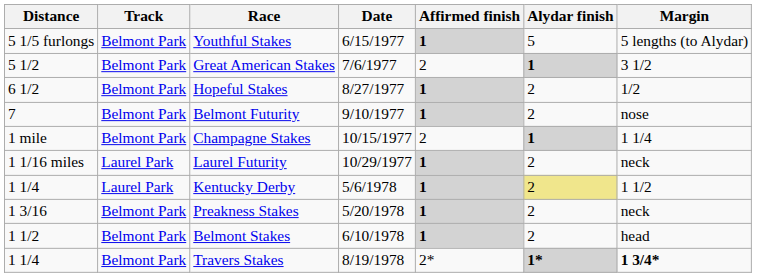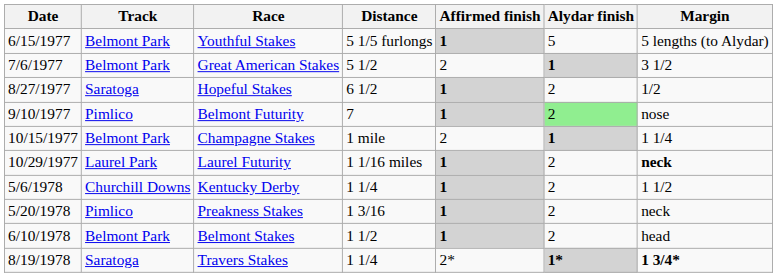columns swapped: (377, 16) <-> (51, 16)
(144, 89) Belmont Park -> (112, 89) Saratoga
(144, 114) Belmont Park -> (109, 114) Pimlico
(531, 114) no background -> (552, 114) lightgreen background
(635, 162) normal -> (656, 162) bold
(137, 187) Laurel Park -> (138, 187) Churchill Downs
(531, 187) khaki background -> (552, 187) no background
(144, 211) Belmont Park -> (109, 211) Pimlico
(144, 260) Belmont Park -> (112, 260) Saratoga
